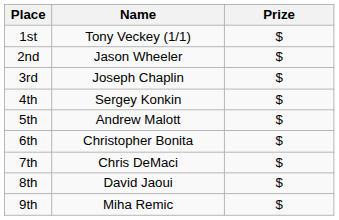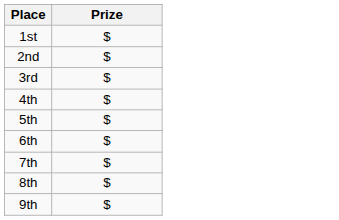- column: (138, 15)
